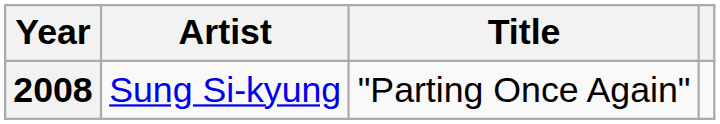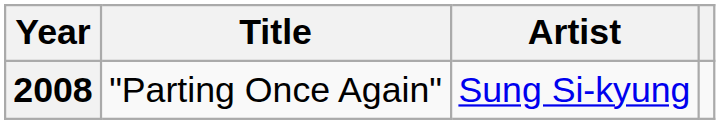columns swapped: (524, 32) <-> (225, 32)
